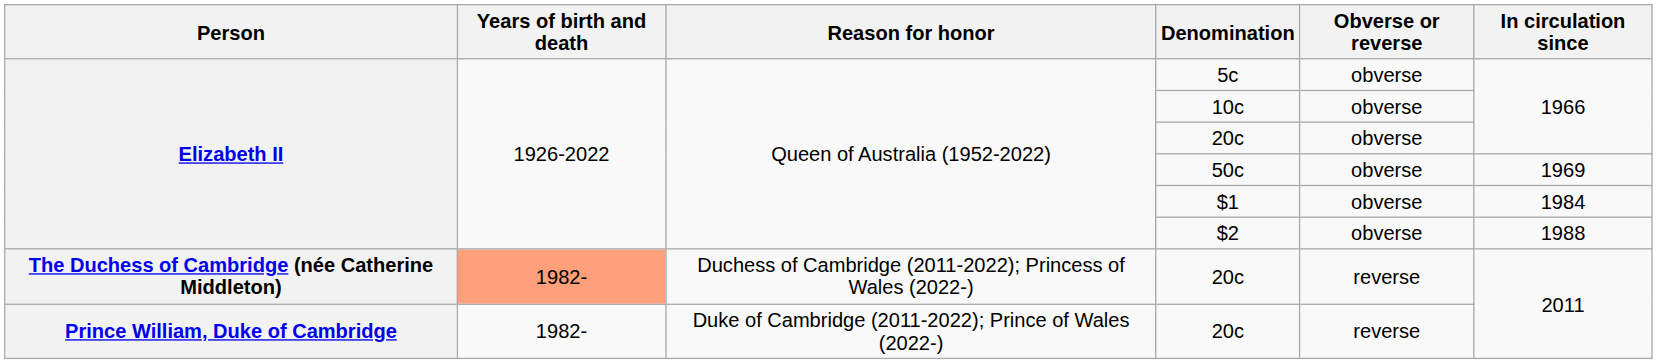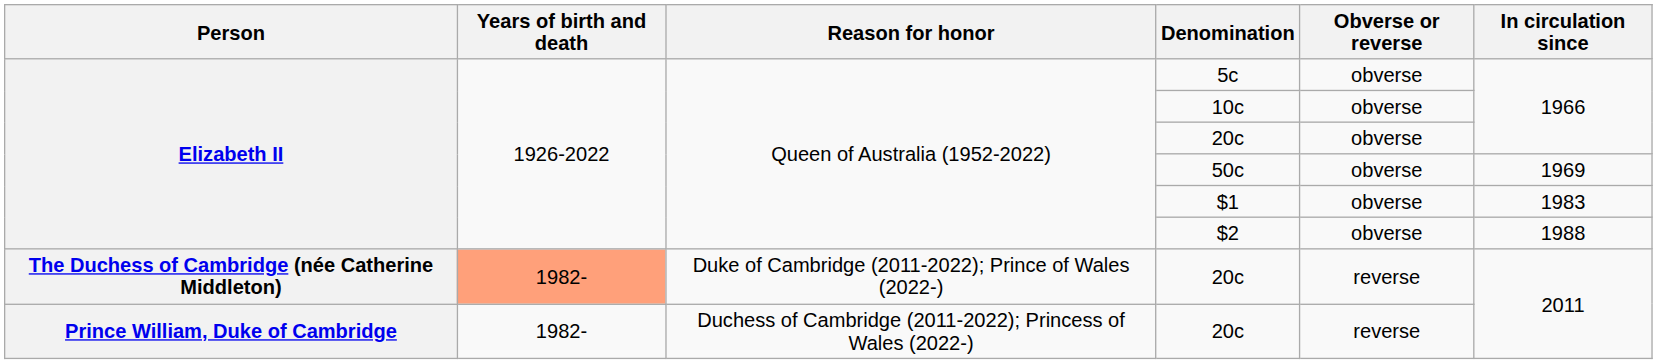(1563, 202) 1984 -> (1563, 202) 1983
(911, 277) Duchess of Cambridge (2011-2022); Princess of Wales (2022-) -> (911, 277) Duke of Cambridge (2011-2022); Prince of Wales (2022-)
(911, 331) Duke of Cambridge (2011-2022); Prince of Wales (2022-) -> (911, 331) Duchess of Cambridge (2011-2022); Princess of Wales (2022-)
